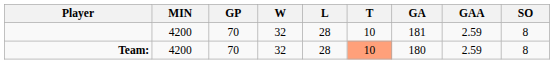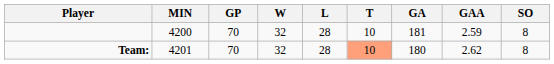(180, 50) 4200 -> (180, 50) 4201
(472, 50) 2.59 -> (472, 50) 2.62
